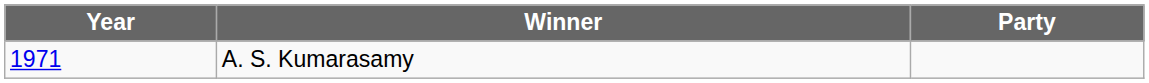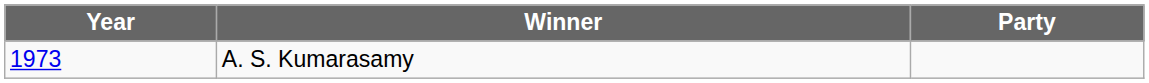(36, 59) 1971 -> (36, 59) 1973
